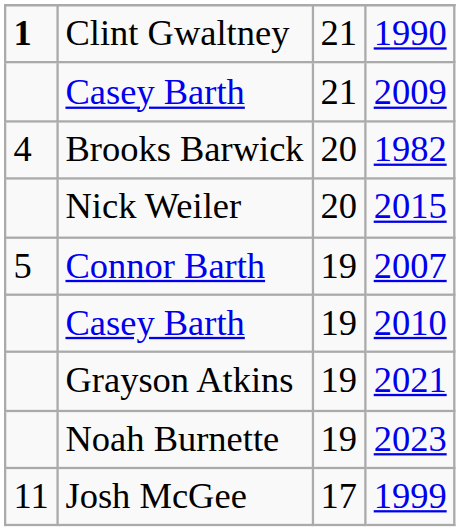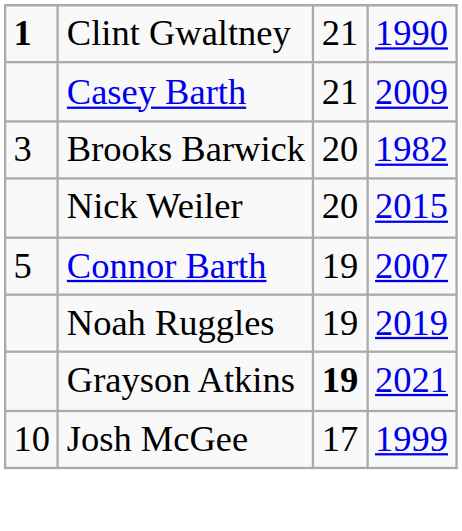(23, 149) 4 -> (23, 149) 3
- row: (155, 322)
+ row: (171, 322)
(339, 380) normal -> (340, 380) bold
- row: (172, 438)
(31, 496) 11 -> (32, 438) 10
